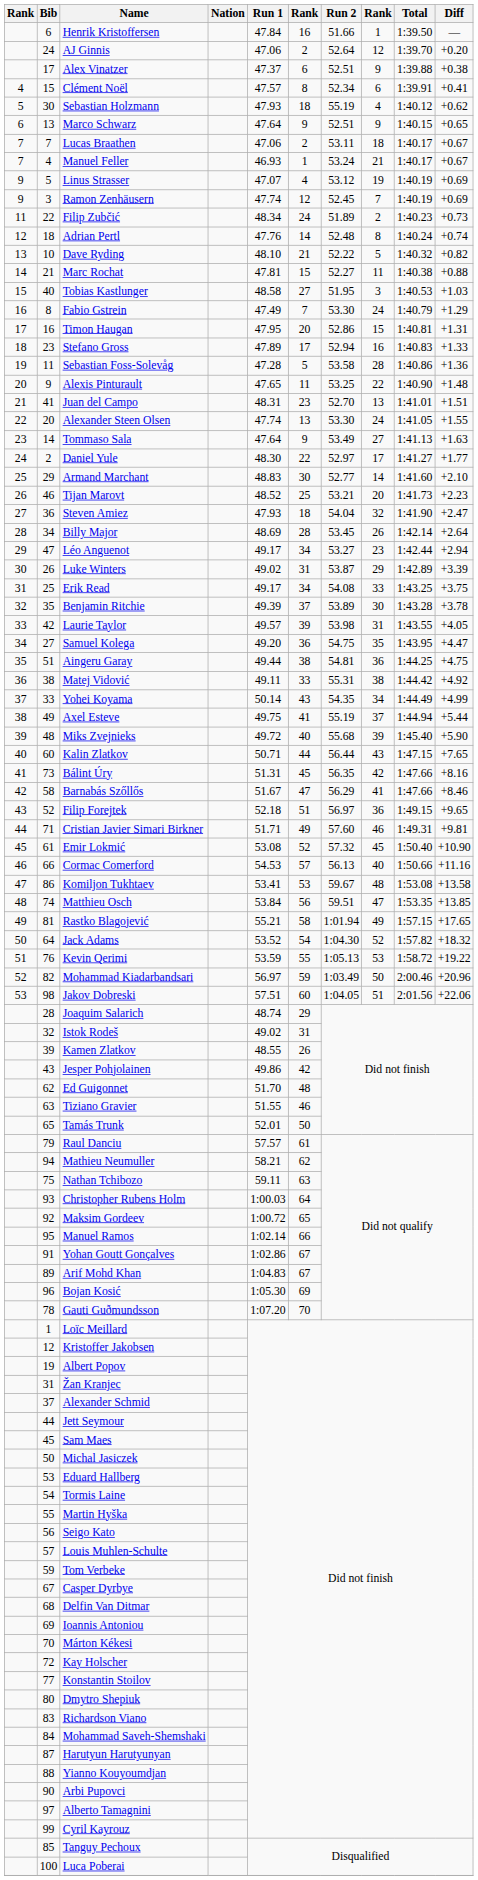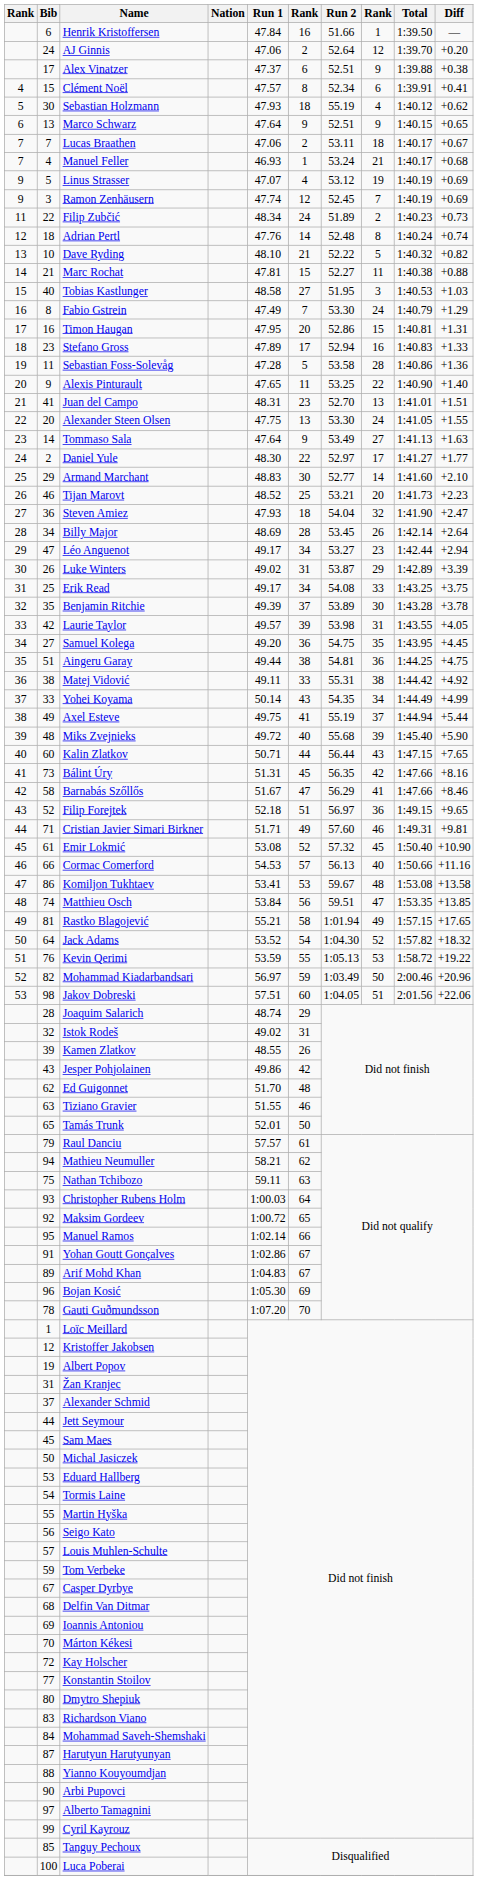(454, 161) +0.67 -> (454, 161) +0.68
(454, 384) +1.48 -> (454, 384) +1.40
(268, 421) 47.74 -> (268, 421) 47.75
(454, 643) +4.47 -> (454, 643) +4.45
